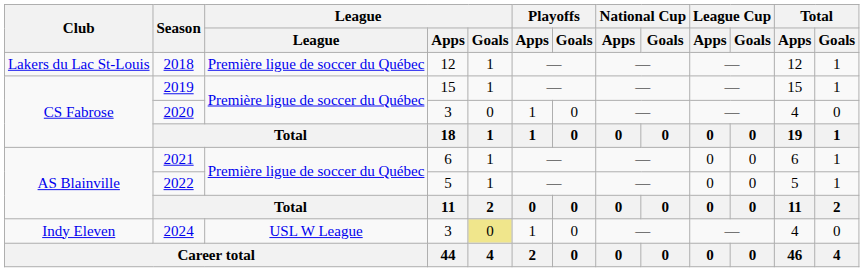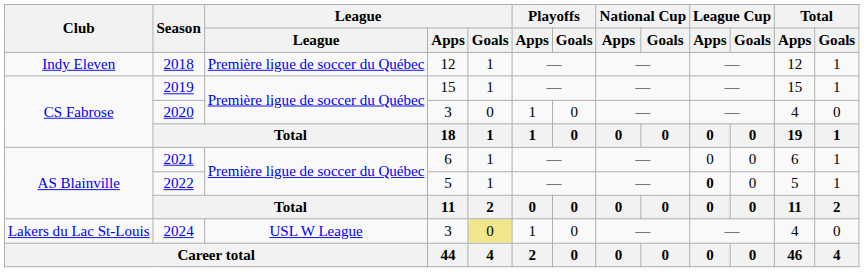(79, 64) Lakers du Lac St-Louis -> (79, 64) Indy Eleven
(710, 183) normal -> (710, 183) bold
(79, 231) Indy Eleven -> (79, 231) Lakers du Lac St-Louis
